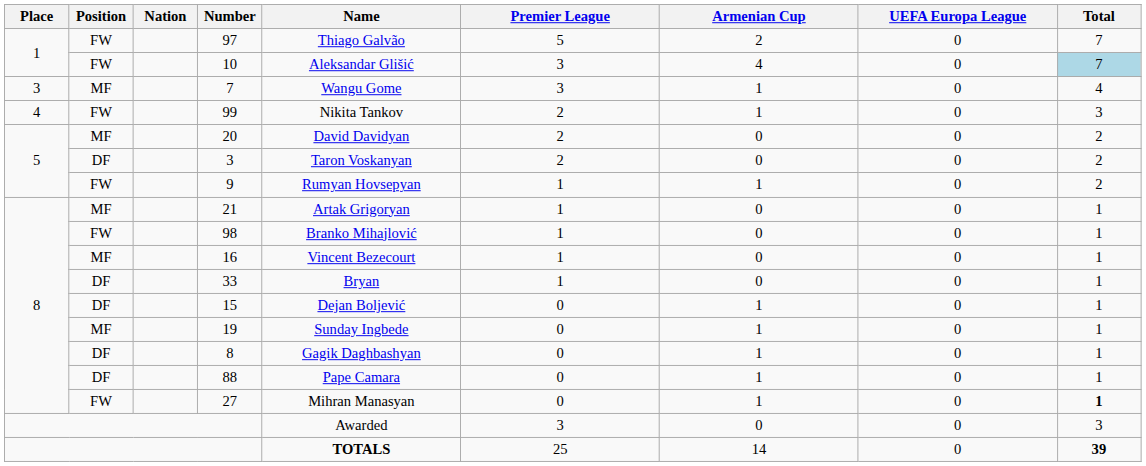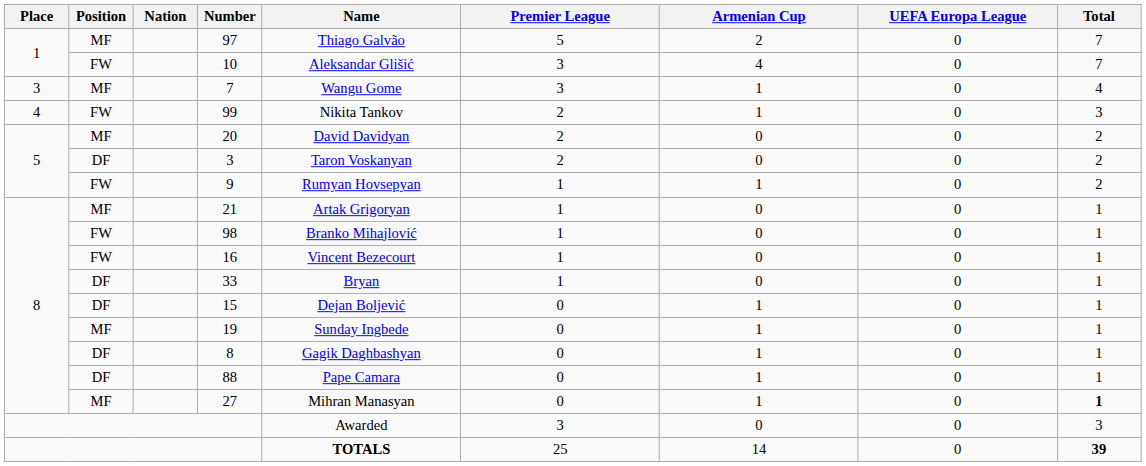(101, 40) FW -> (101, 40) MF
(1099, 64) lightblue background -> (1099, 64) no background
(101, 257) MF -> (101, 257) FW
(101, 401) FW -> (101, 401) MF
